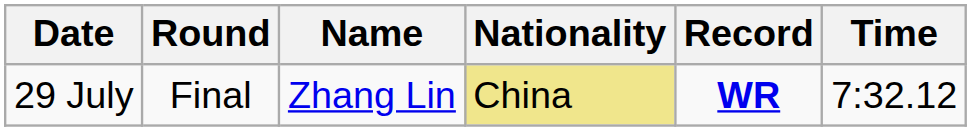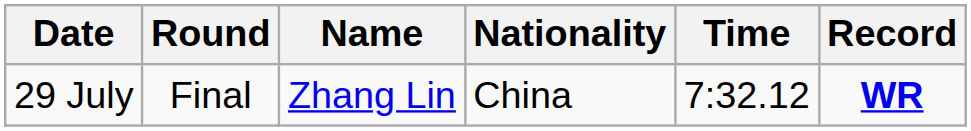columns swapped: (894, 34) <-> (749, 34)
(523, 94) khaki background -> (523, 94) no background
